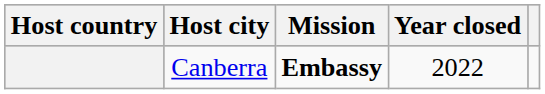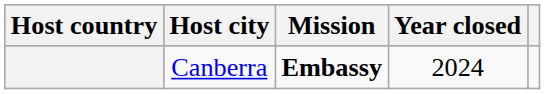(458, 66) 2022 -> (458, 66) 2024
